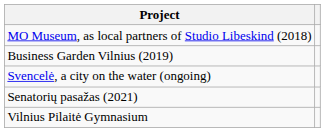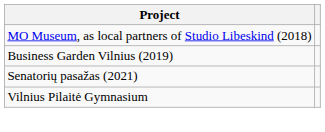- row: (109, 76)
